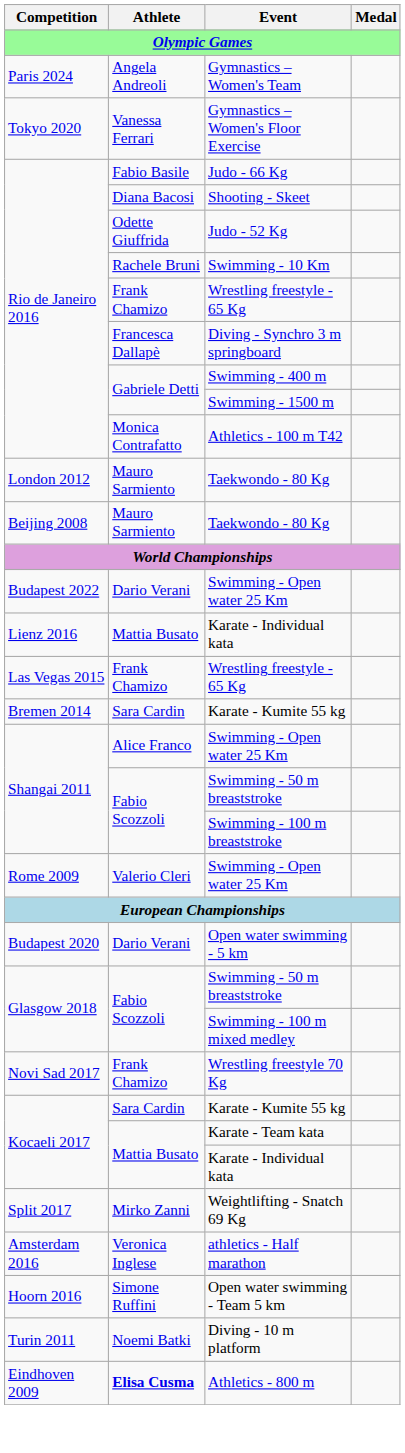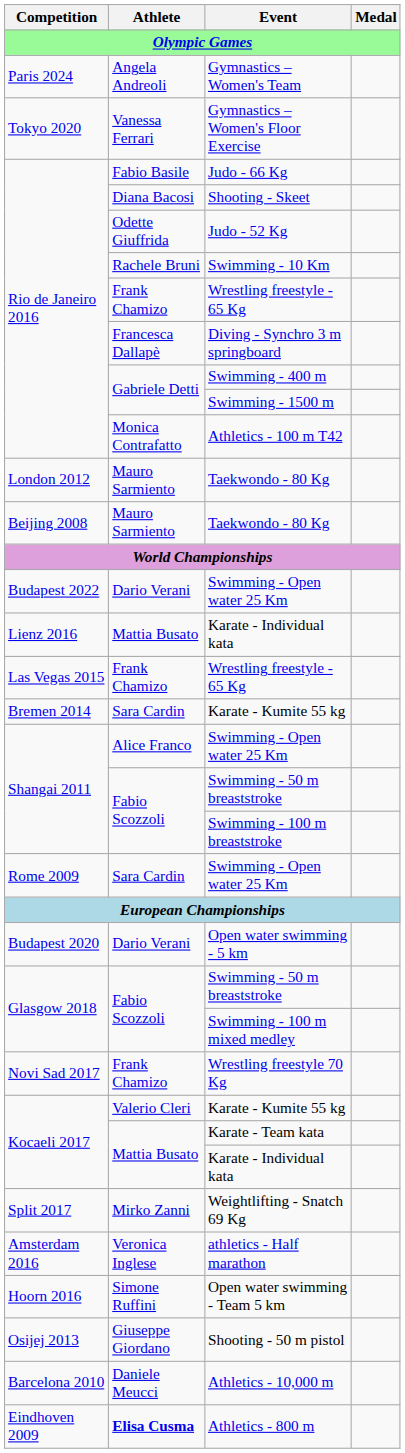(151, 875) Valerio Cleri -> (148, 875) Sara Cardin
(148, 1107) Sara Cardin -> (151, 1107) Valerio Cleri
+ row: (43, 1340)
- row: (42, 1340)
+ row: (56, 1383)
